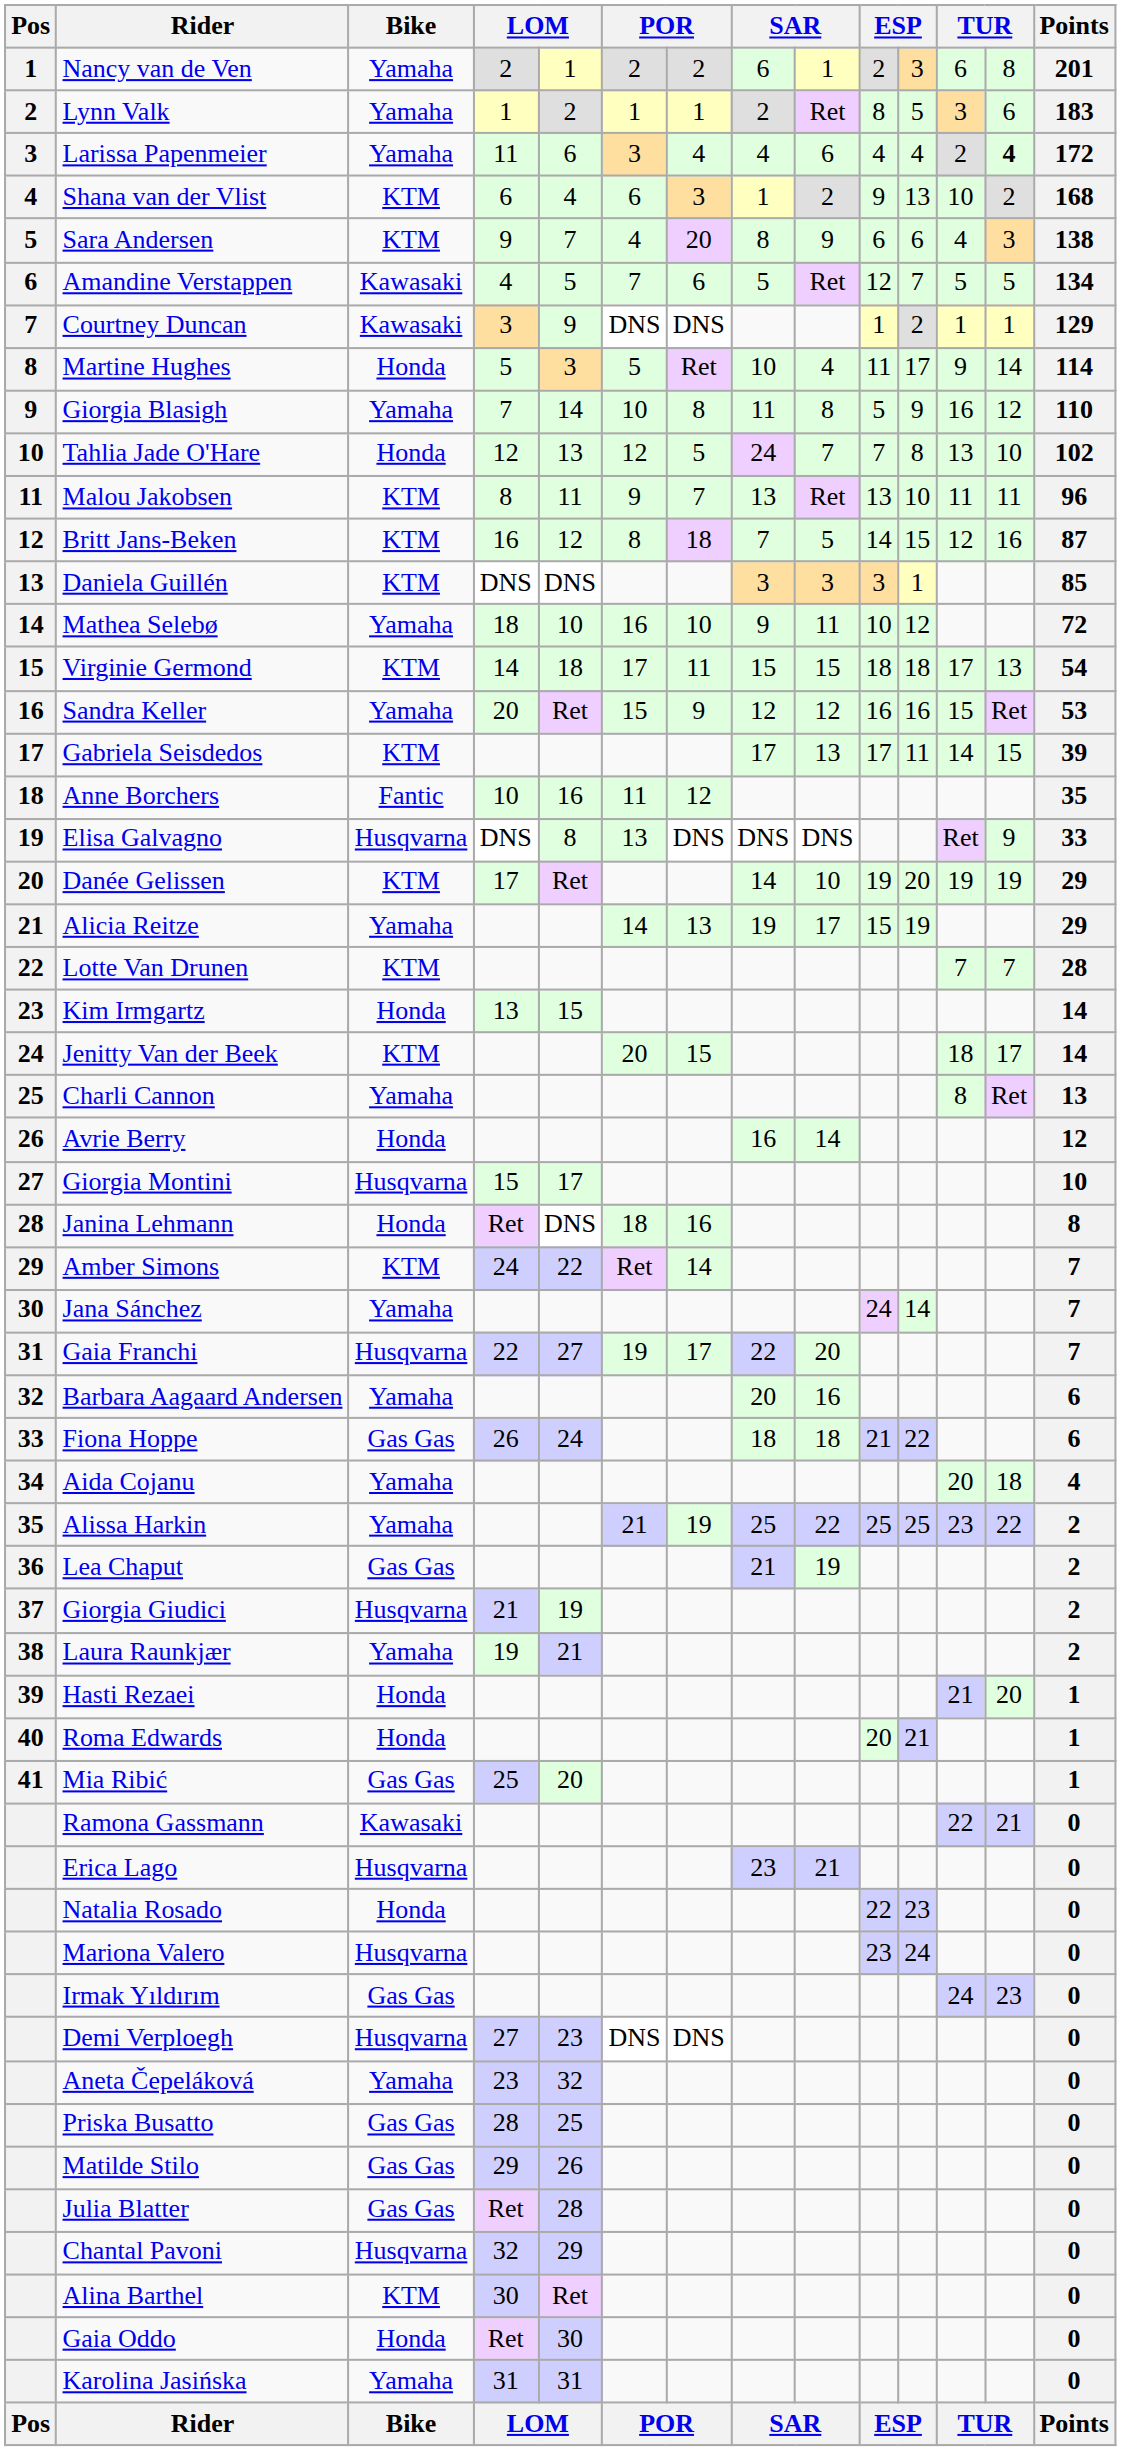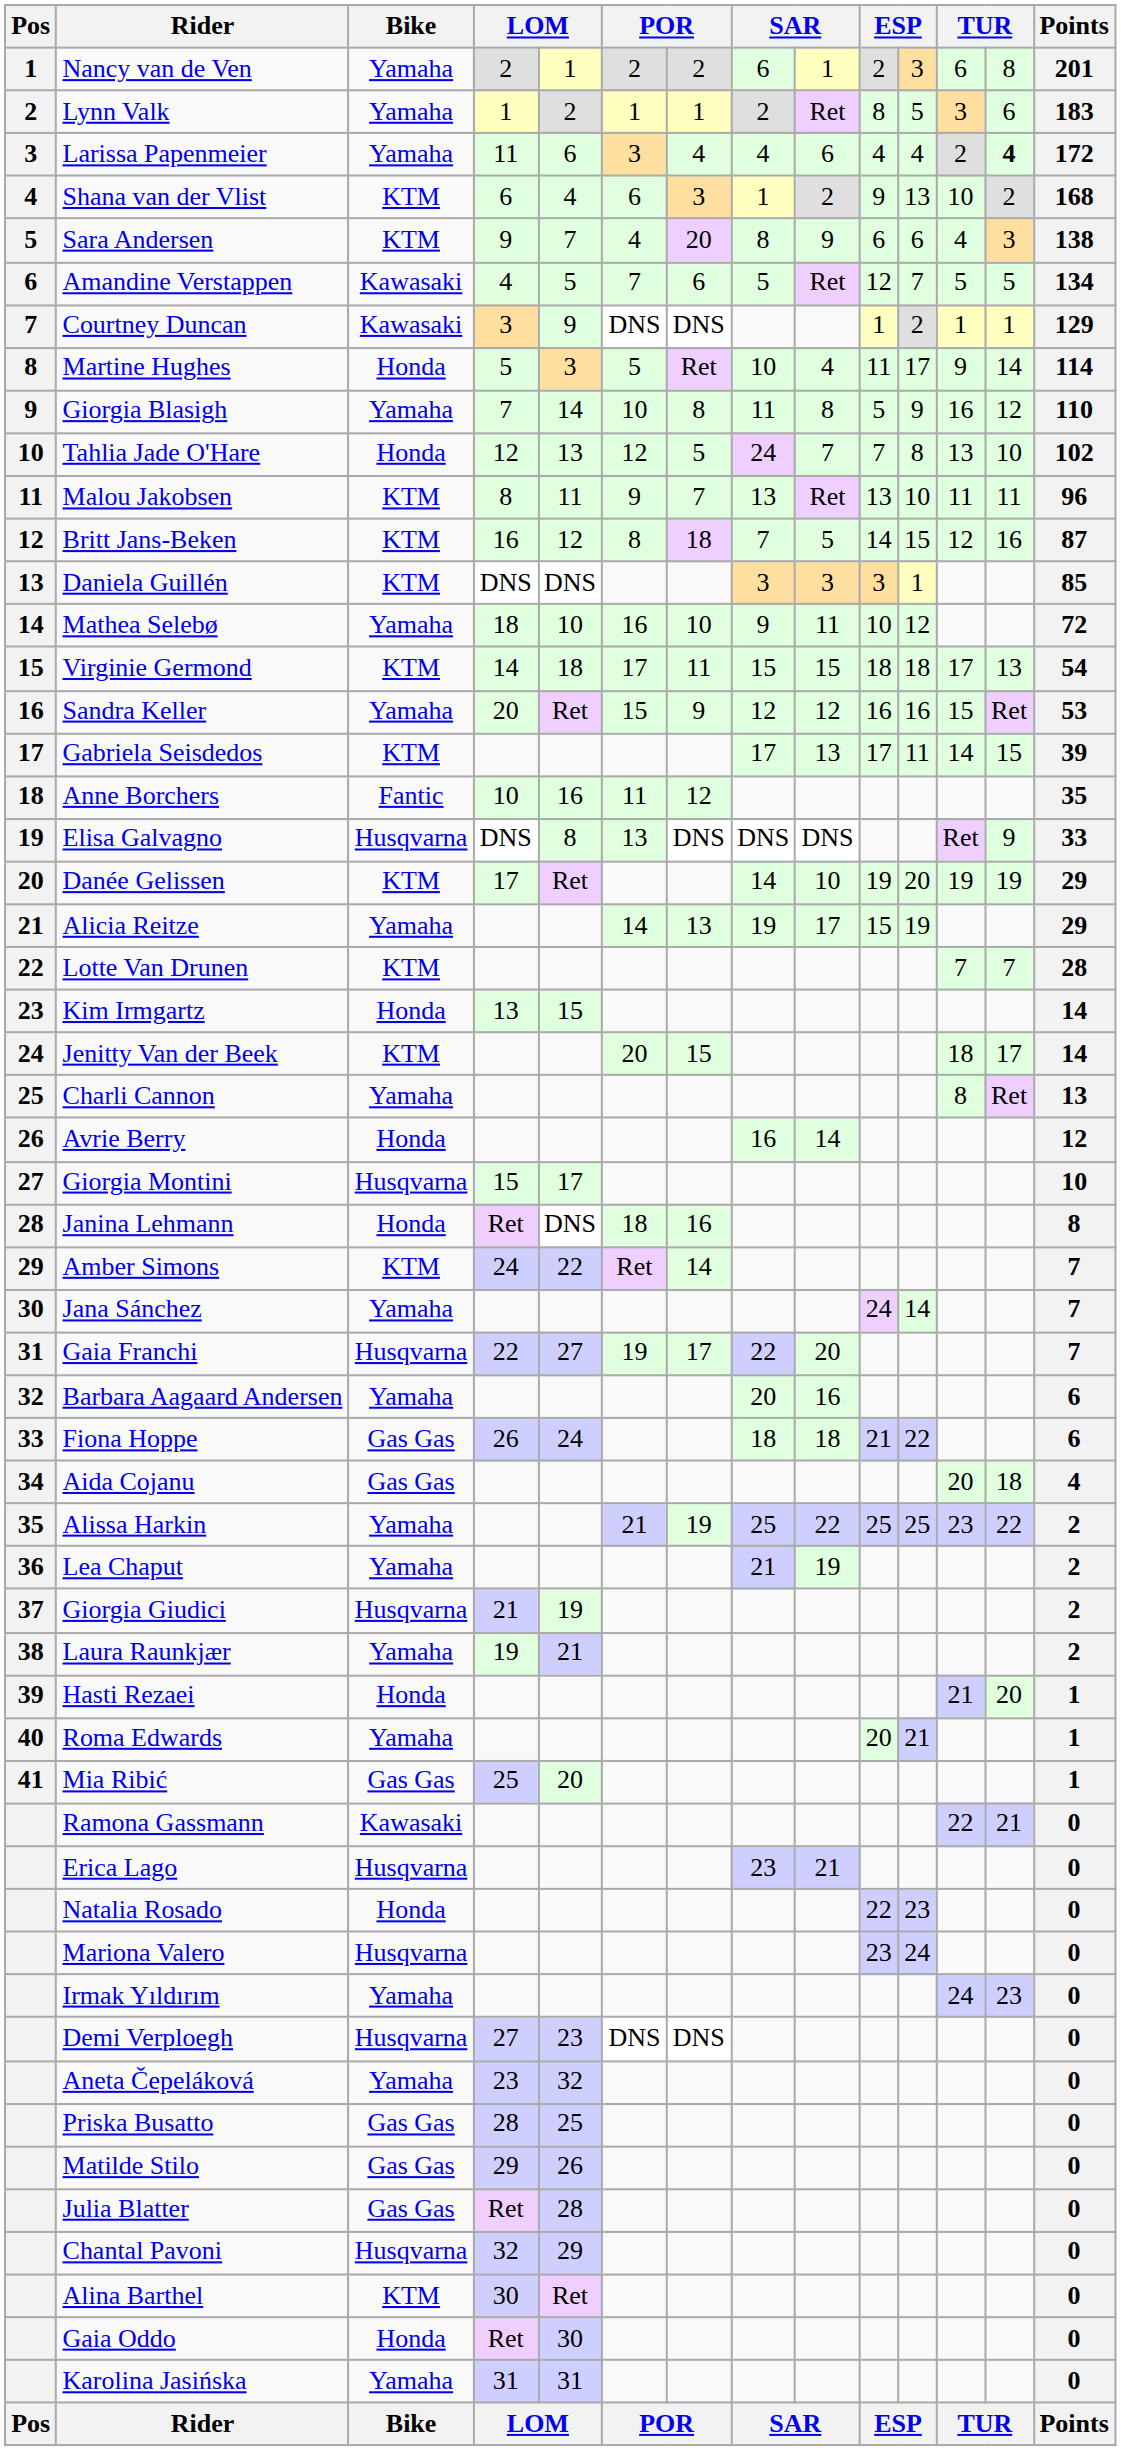(411, 1481) Yamaha -> (411, 1481) Gas Gas
(411, 1567) Gas Gas -> (411, 1567) Yamaha
(411, 1738) Honda -> (411, 1738) Yamaha
(411, 1995) Gas Gas -> (411, 1995) Yamaha
